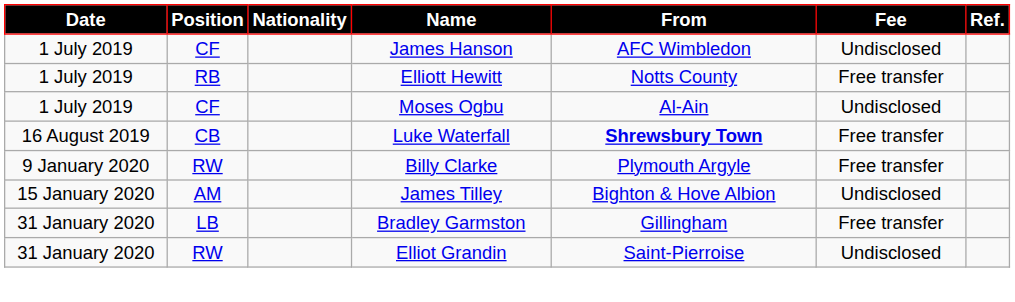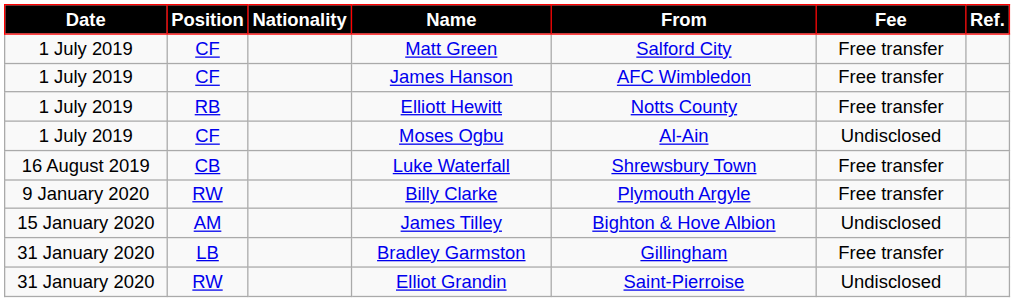+ row: (451, 49)
(891, 49) Undisclosed -> (891, 78) Free transfer
(684, 136) bold -> (684, 165) normal
